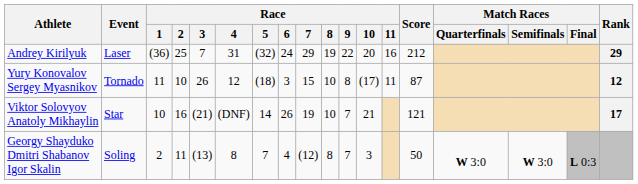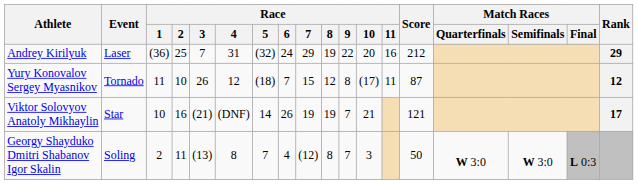(287, 80) 3 -> (287, 80) 7
(330, 80) 10 -> (330, 80) 12
(330, 114) 10 -> (330, 114) 19
